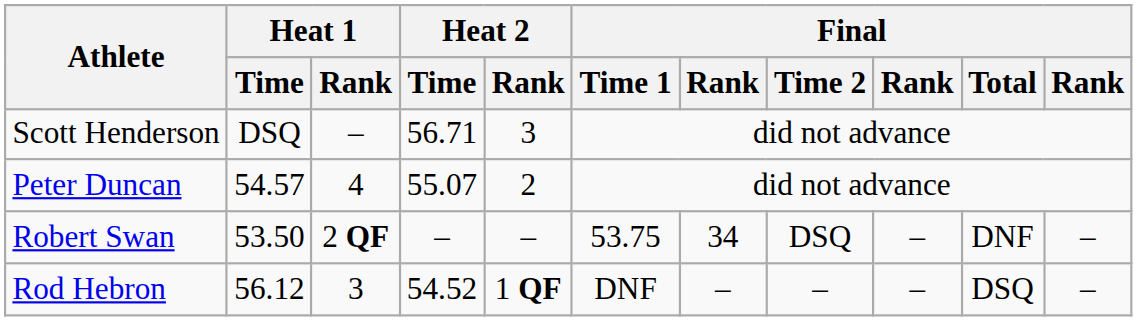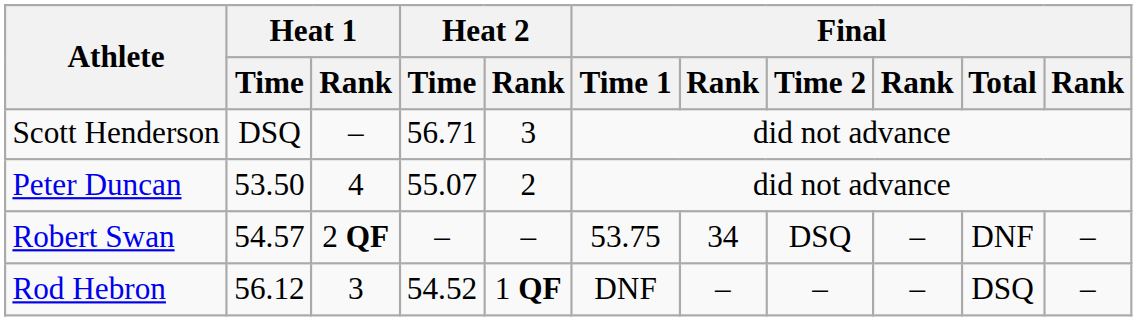(270, 185) 54.57 -> (270, 185) 53.50
(270, 236) 53.50 -> (270, 236) 54.57
